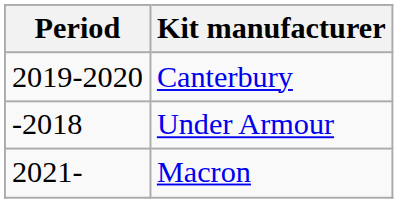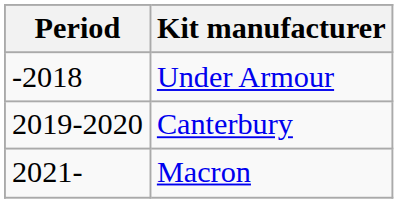rows swapped: (245, 124) <-> (225, 76)
